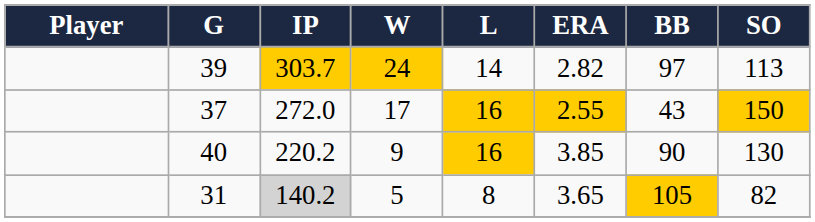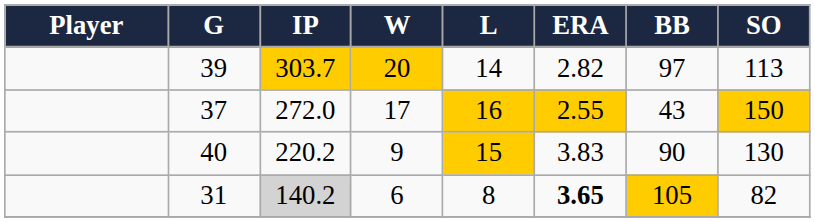(397, 68) 24 -> (397, 68) 20
(489, 152) 16 -> (489, 152) 15
(580, 152) 3.85 -> (580, 152) 3.83
(397, 195) 5 -> (397, 195) 6
(580, 195) normal -> (580, 195) bold
